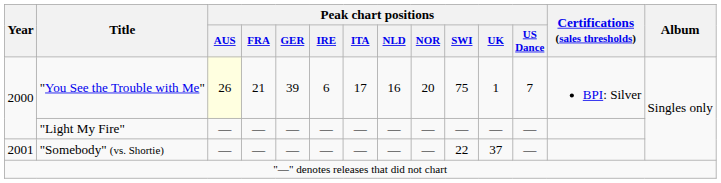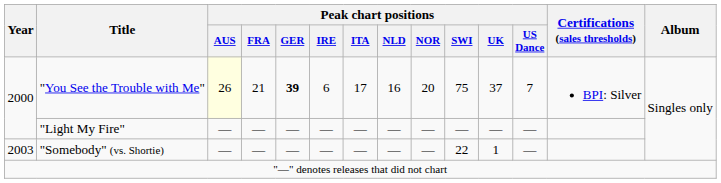(292, 87) normal -> (292, 87) bold
(496, 87) 1 -> (496, 87) 37
(21, 149) 2001 -> (21, 149) 2003
(496, 149) 37 -> (496, 149) 1
